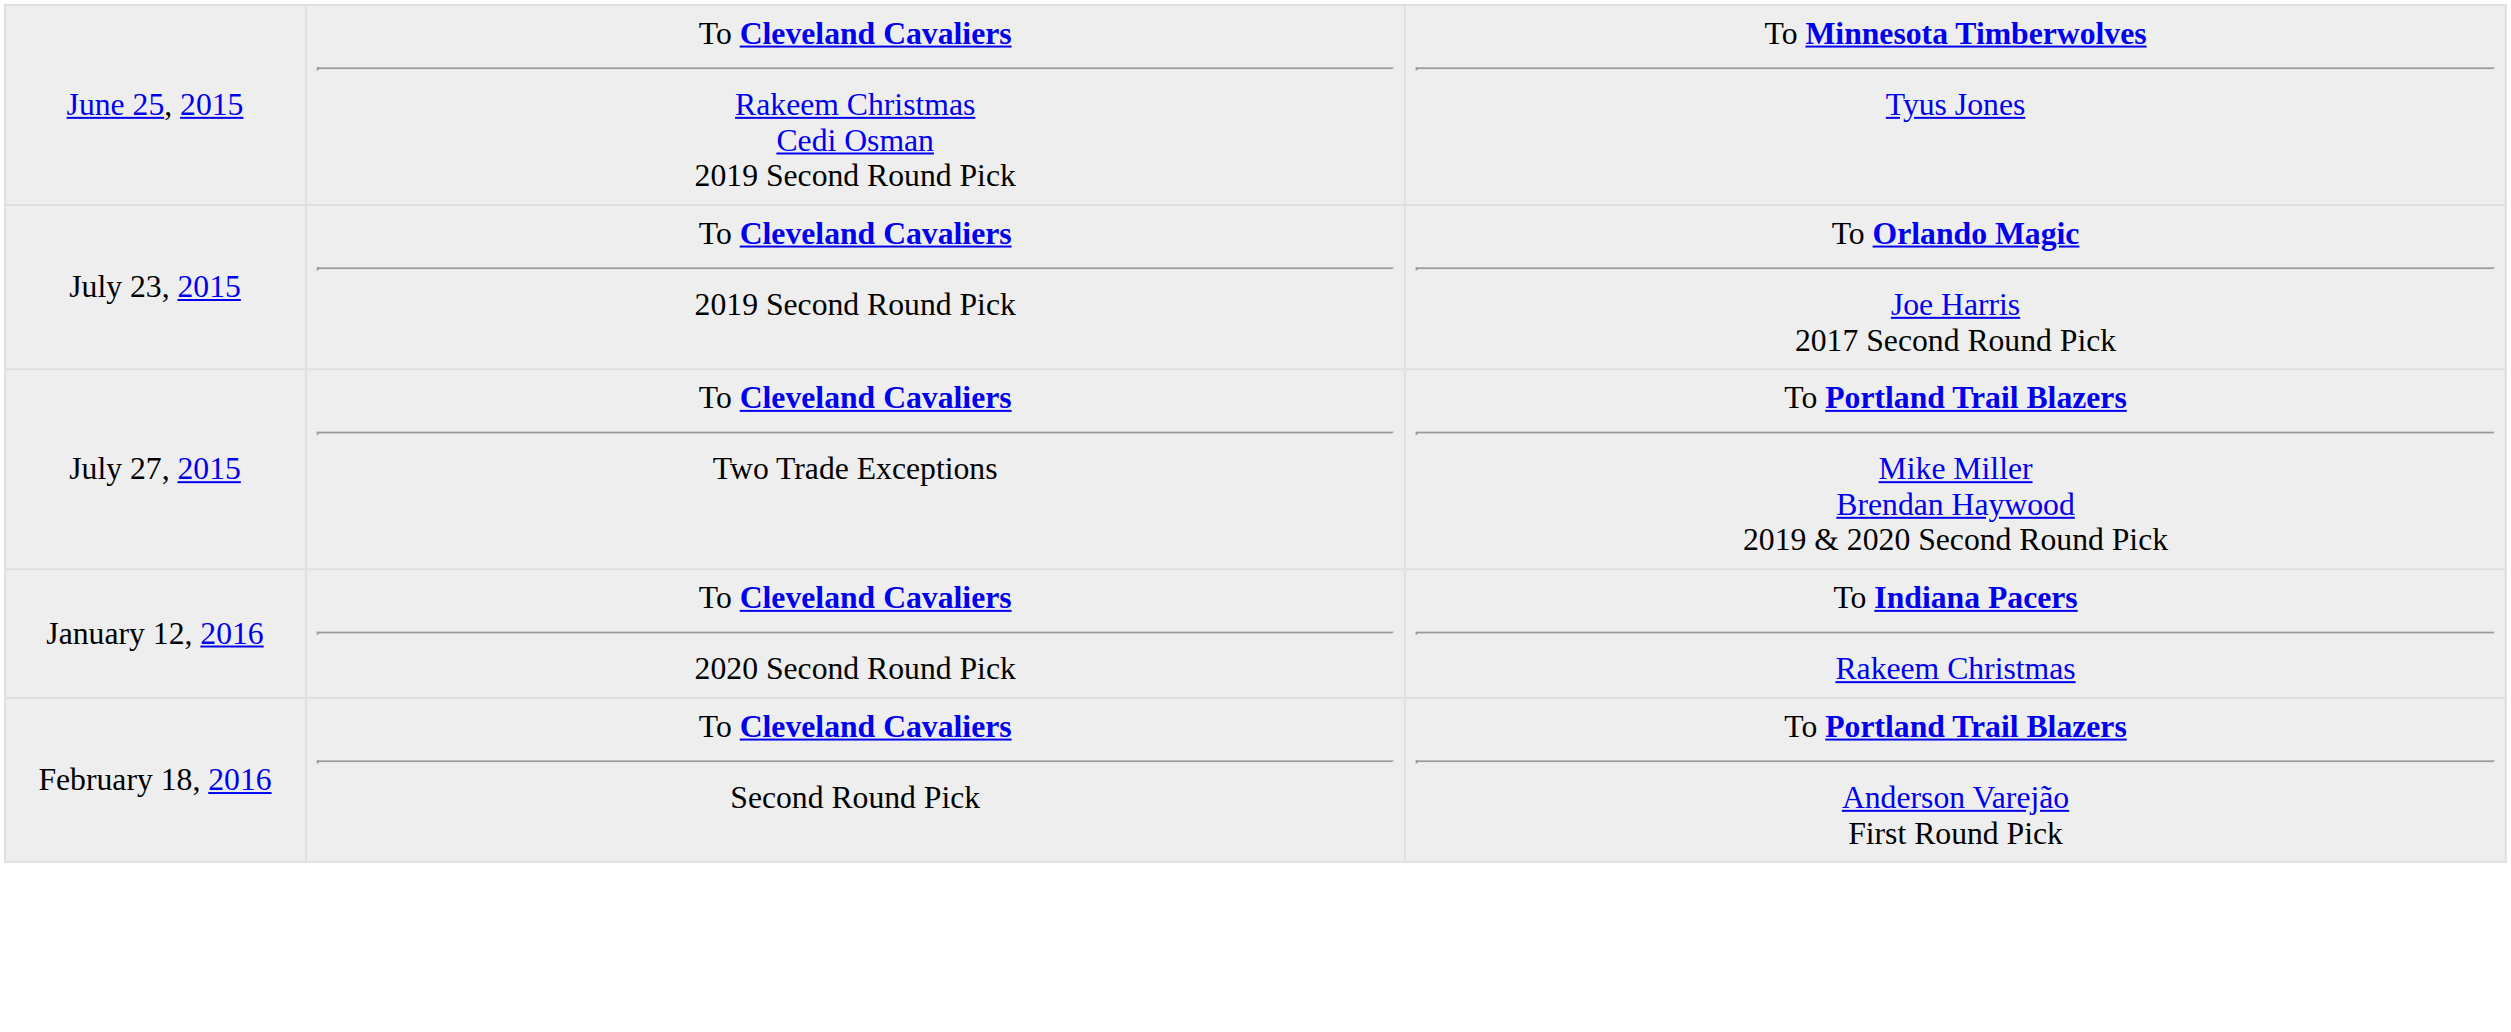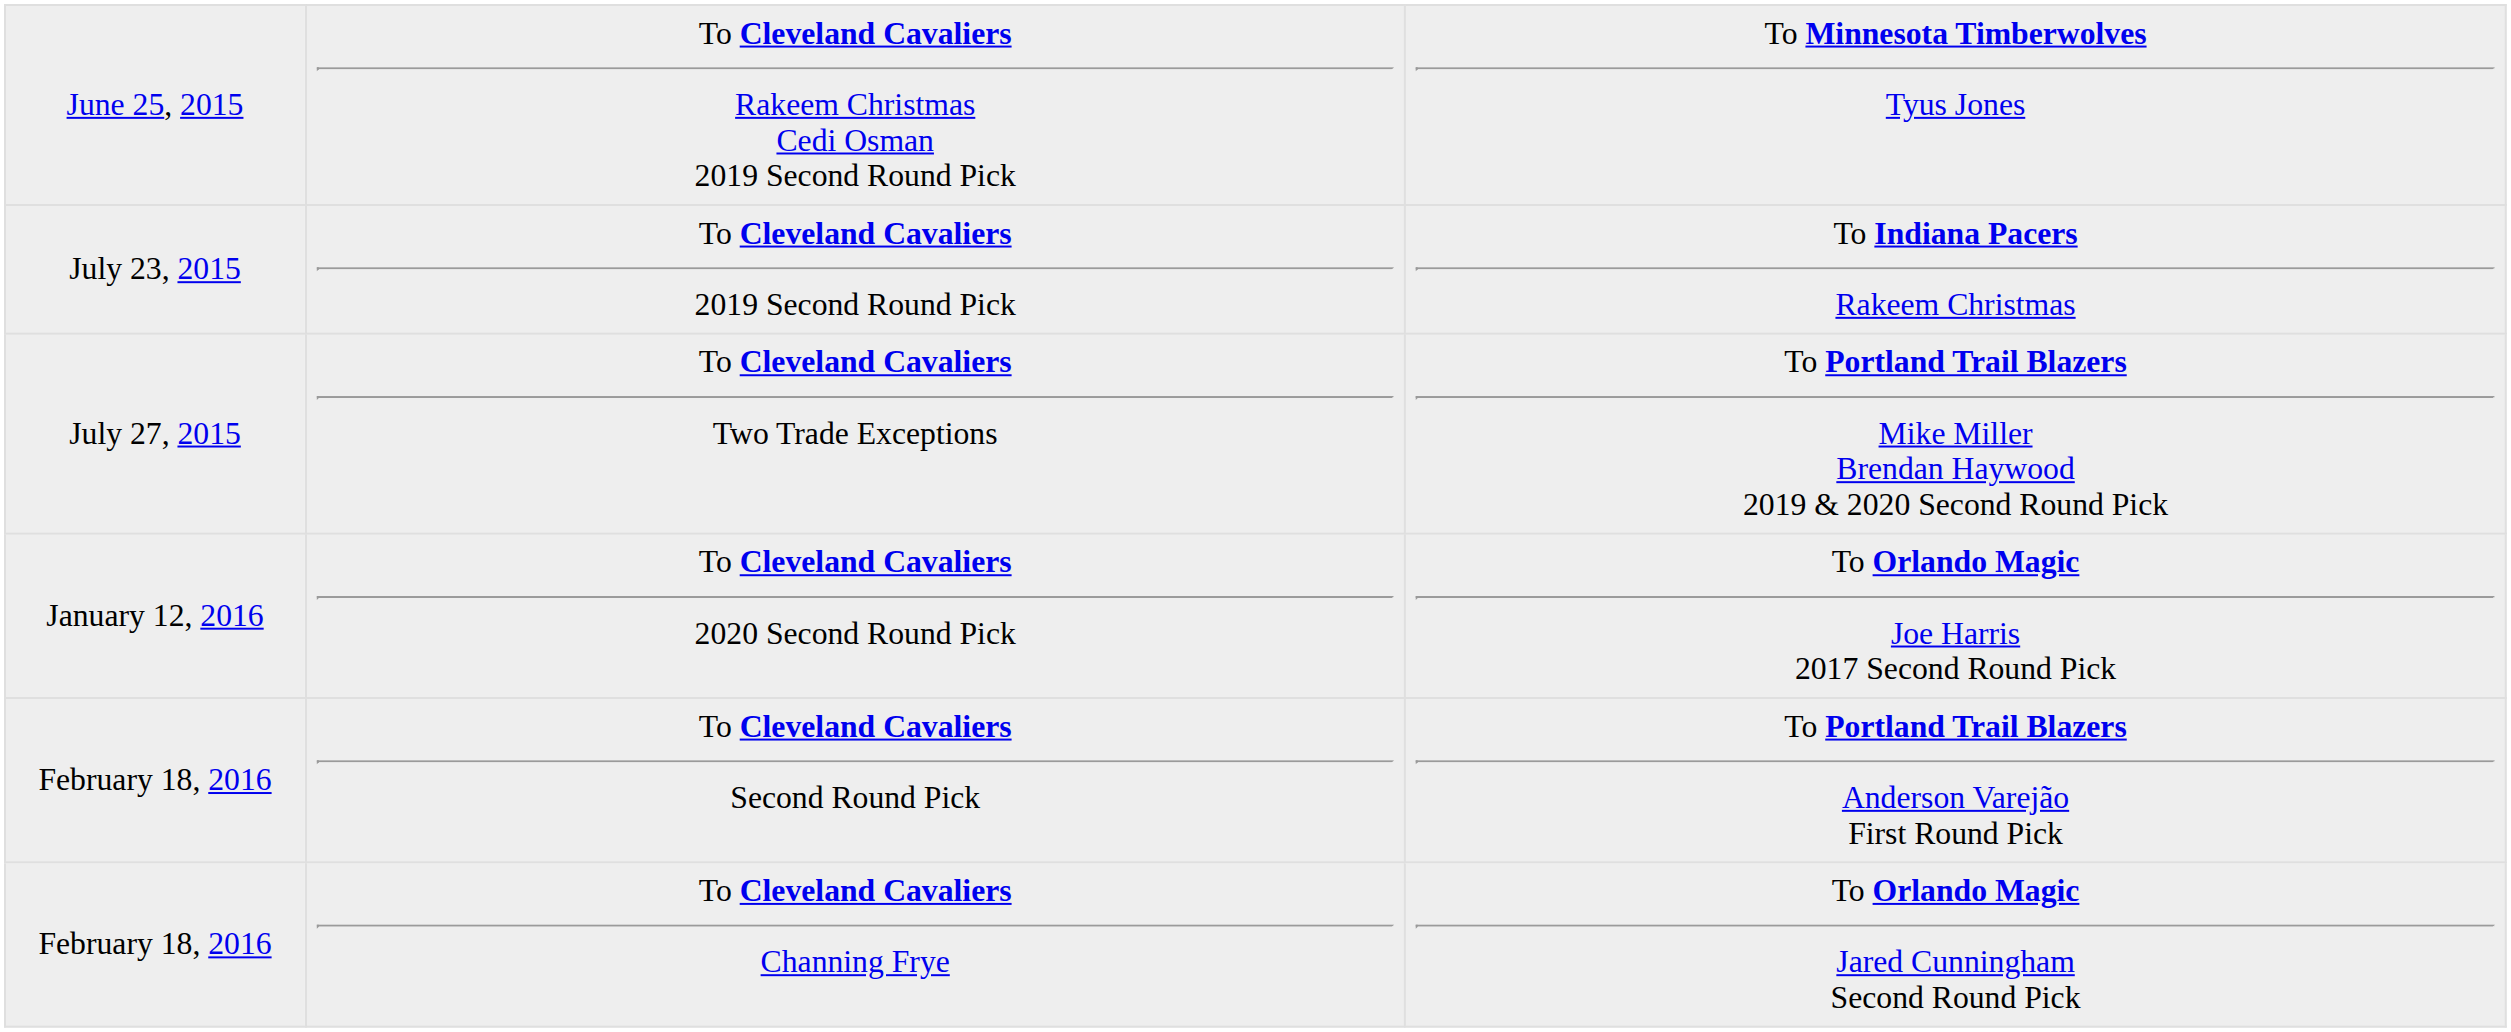(1956, 286) To Orlando Magic Joe Harris 2017 Second Round Pick -> (1956, 268) To Indiana Pacers Rakeem Christmas
(1956, 633) To Indiana Pacers Rakeem Christmas -> (1956, 615) To Orlando Magic Joe Harris 2017 Second Round Pick
+ row: (855, 926)
